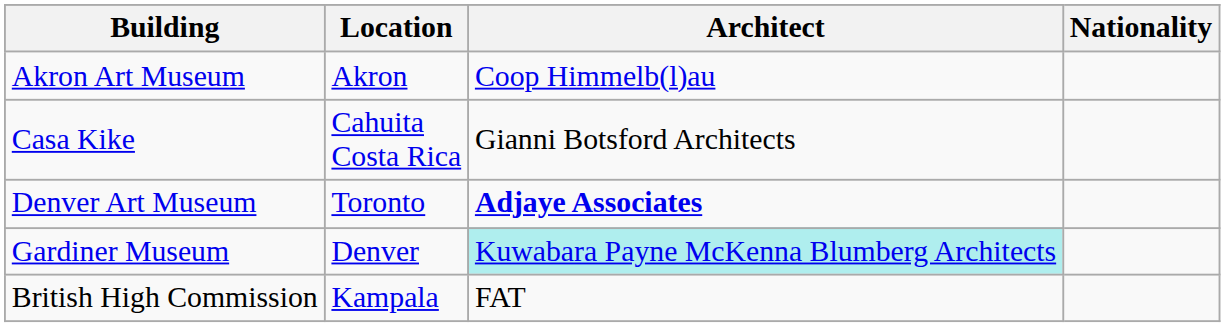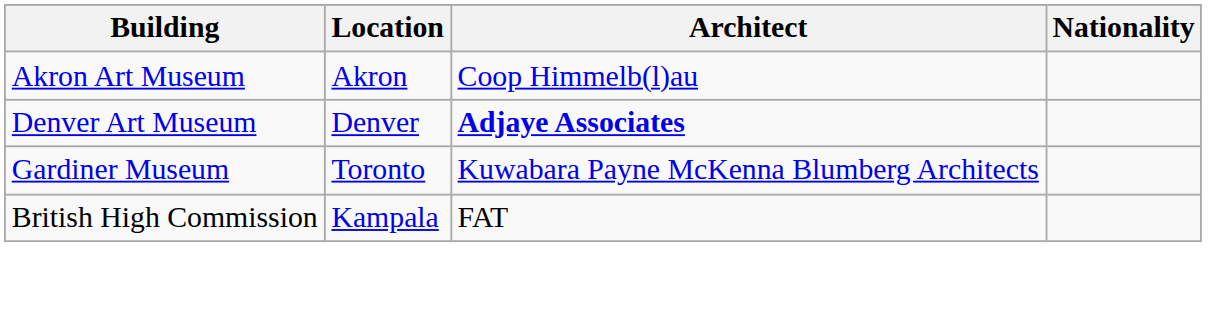- row: (73, 139)
(378, 203) Toronto -> (375, 122) Denver
(375, 250) Denver -> (378, 169) Toronto
(766, 250) paleturquoise background -> (748, 169) no background
